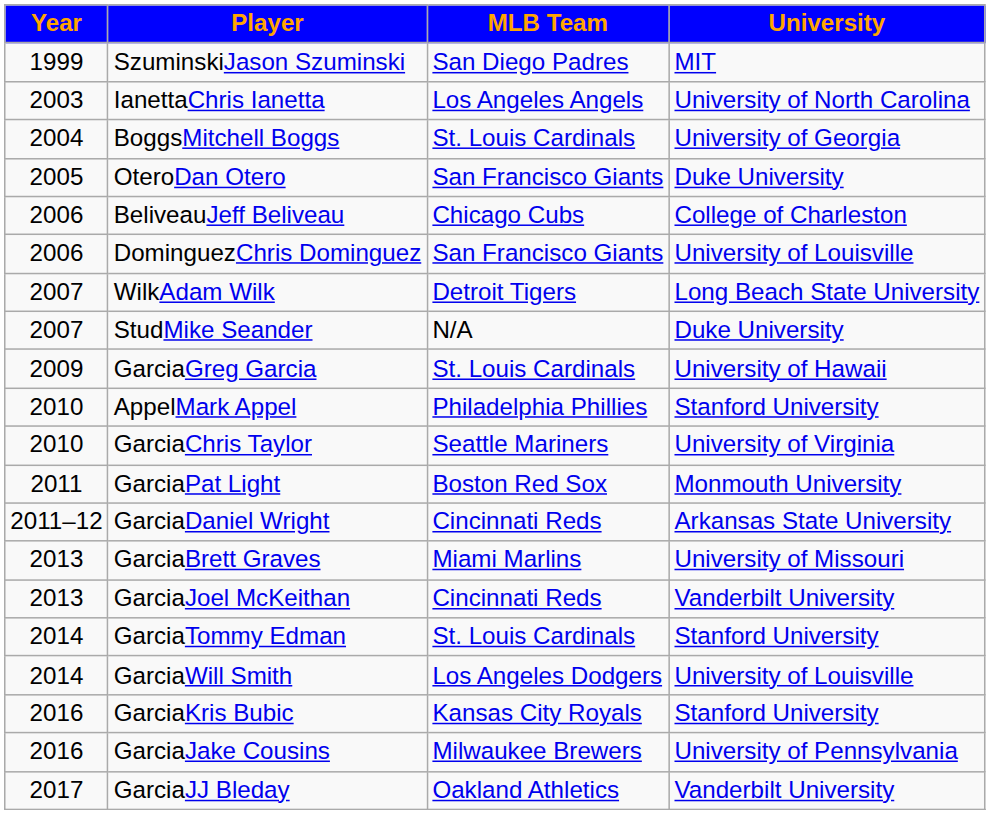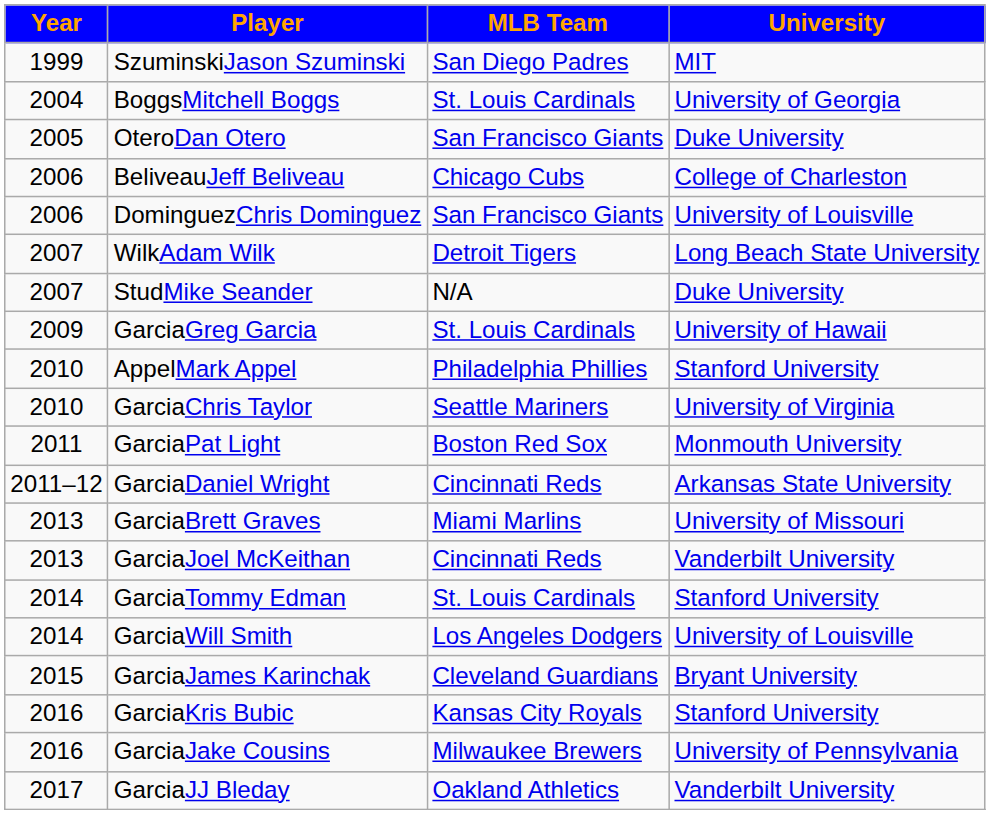- row: (219, 100)
+ row: (242, 675)
